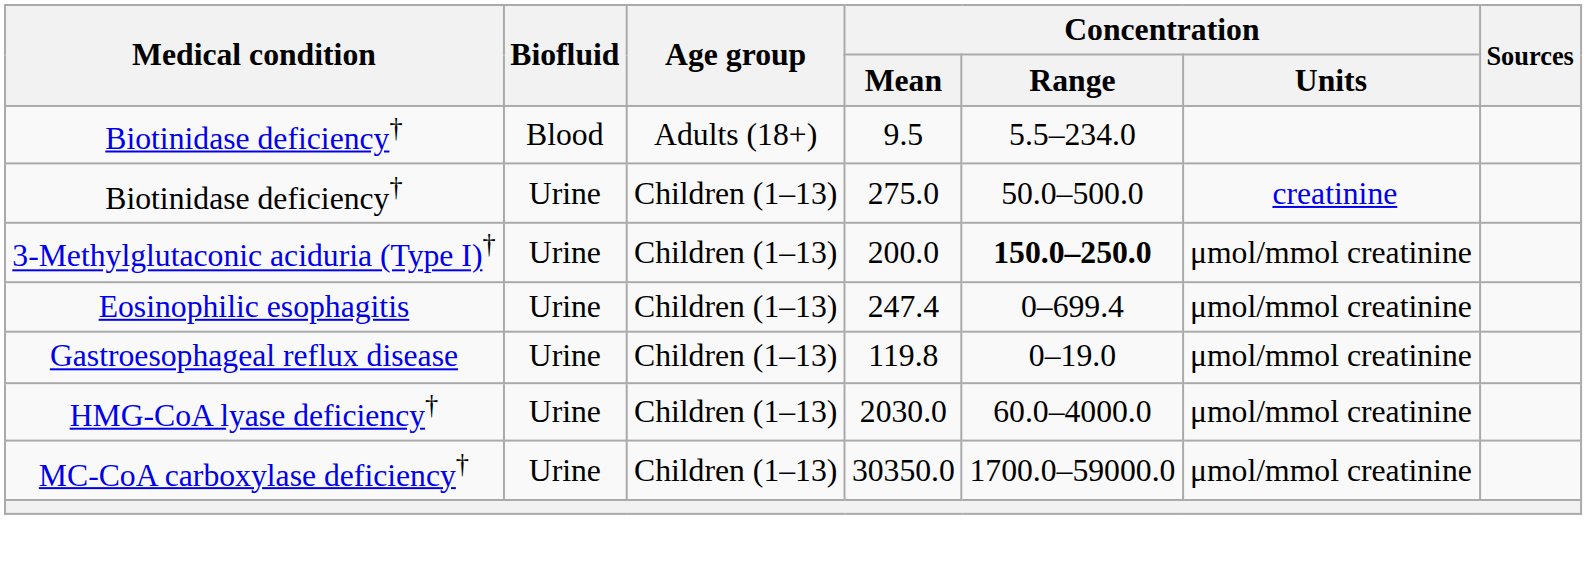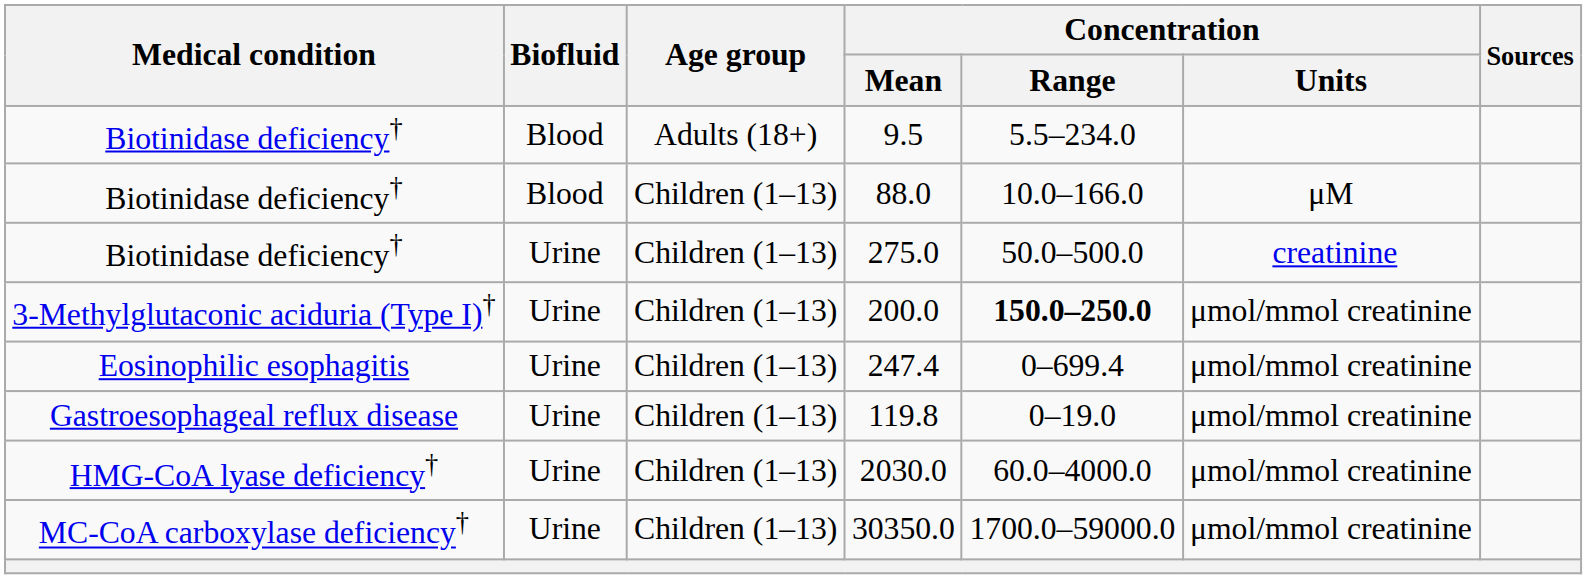+ row: (903, 193)
